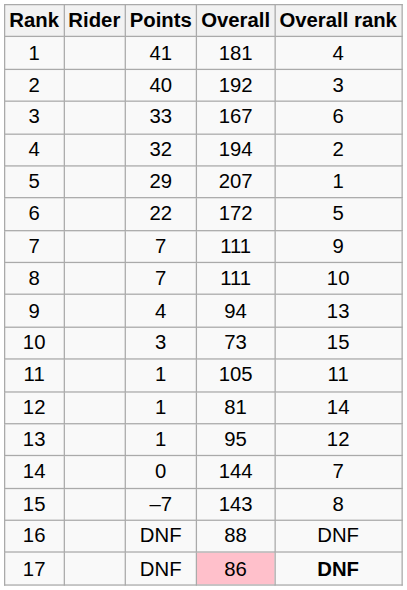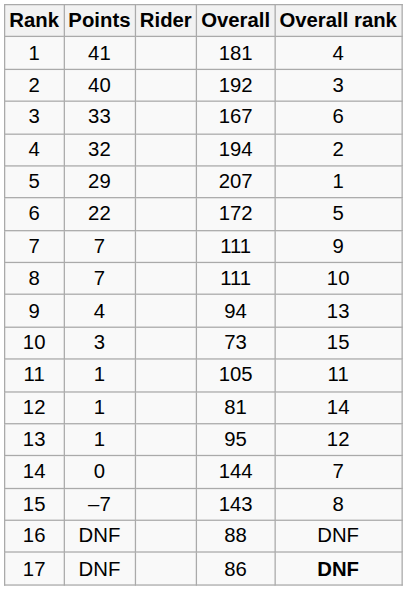columns swapped: (94, 20) <-> (161, 20)
(236, 568) pink background -> (236, 568) no background
